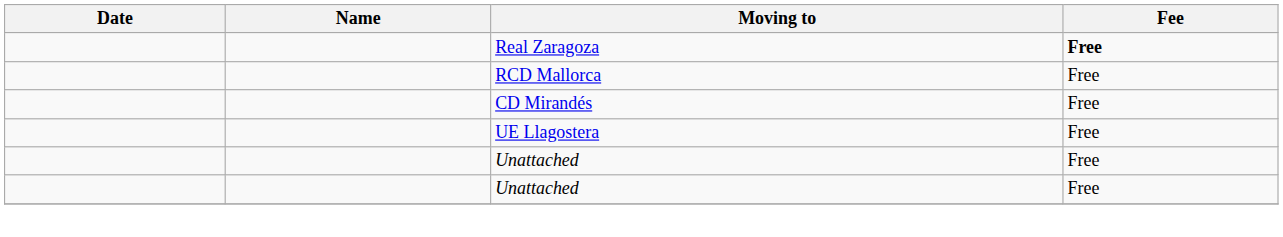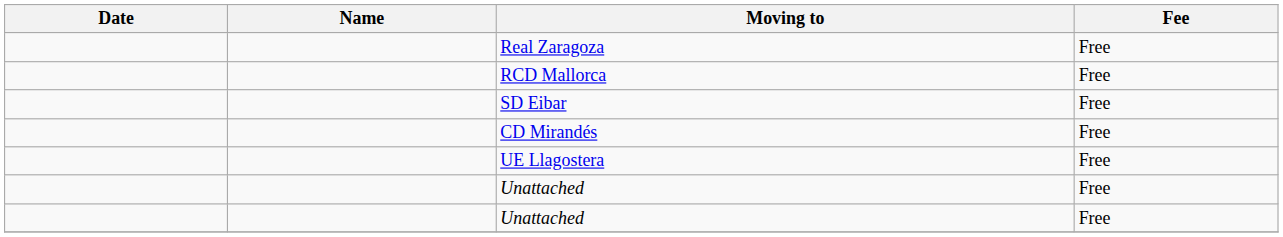(1085, 47) bold -> (1095, 47) normal
+ row: (116, 104)
